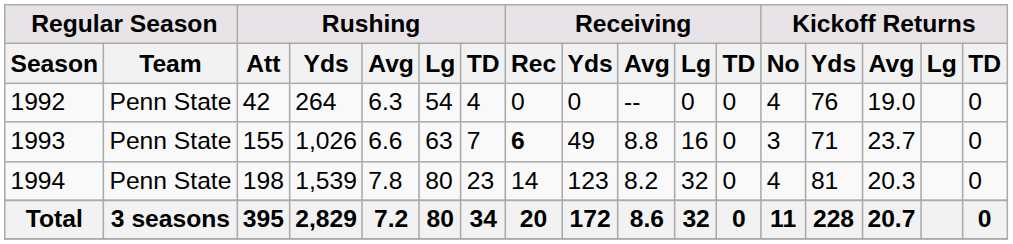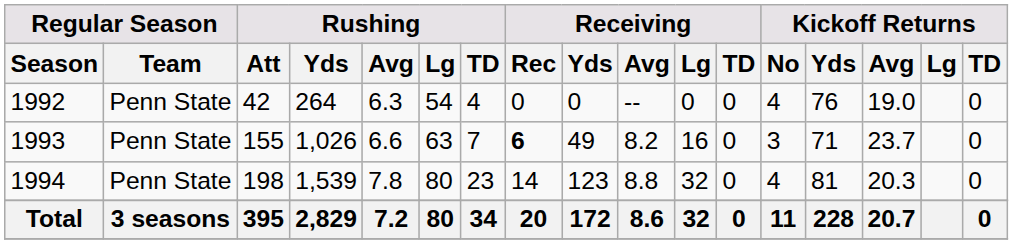(641, 141) 8.8 -> (641, 141) 8.2
(641, 180) 8.2 -> (641, 180) 8.8
